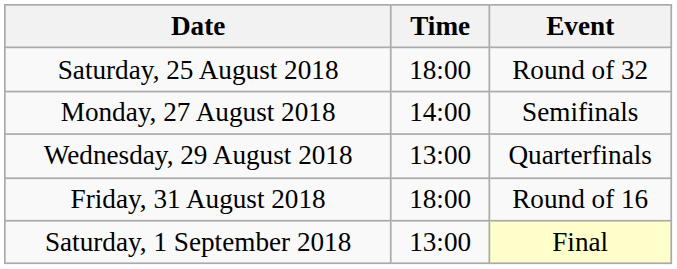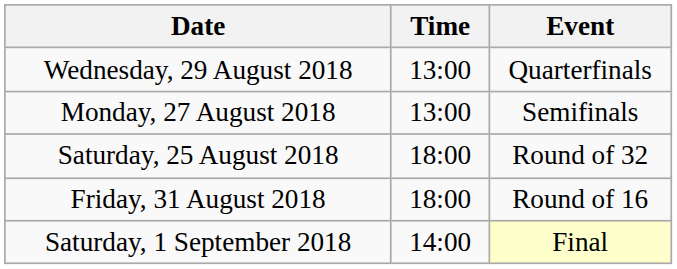rows swapped: (198, 69) <-> (198, 155)
(440, 112) 14:00 -> (440, 112) 13:00
(440, 241) 13:00 -> (440, 241) 14:00
